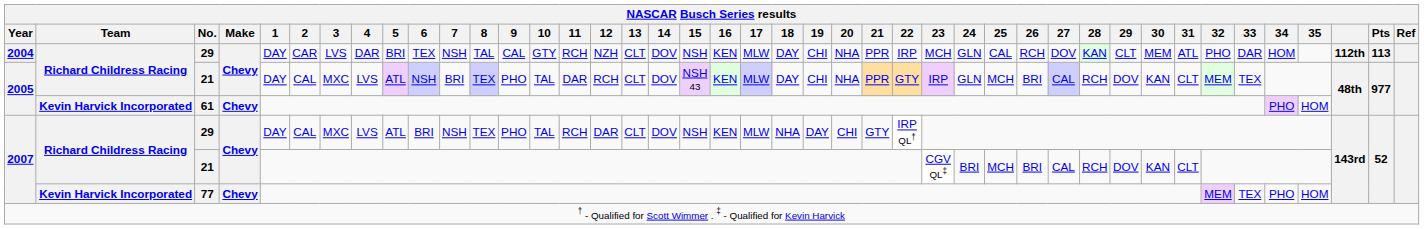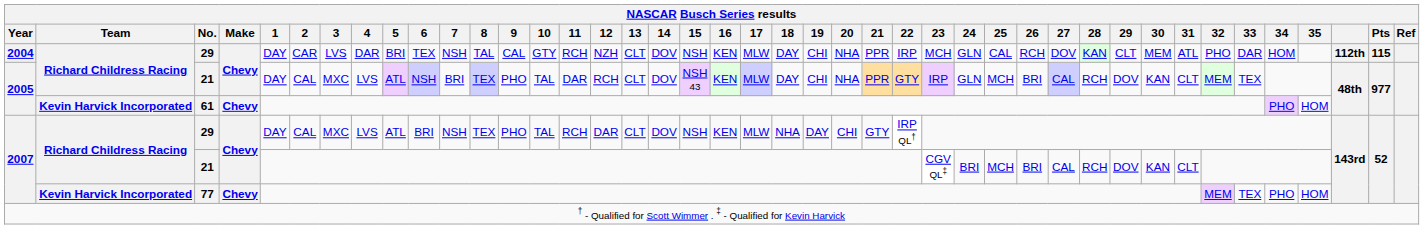(1381, 53) 113 -> (1381, 53) 115
